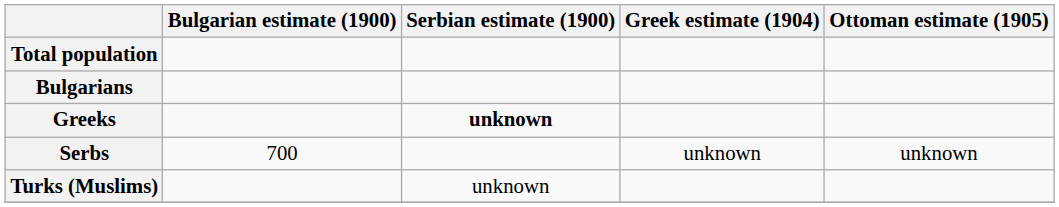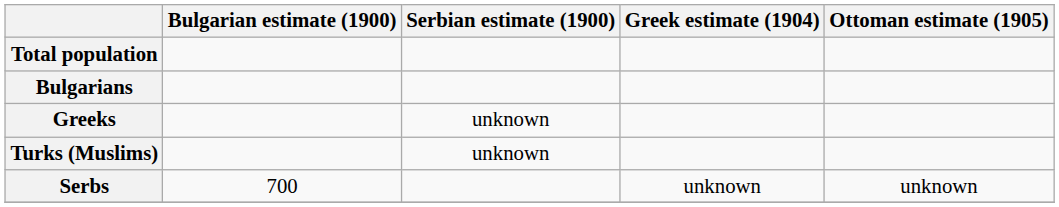(511, 119) bold -> (511, 119) normal
rows swapped: (84, 152) <-> (84, 185)
